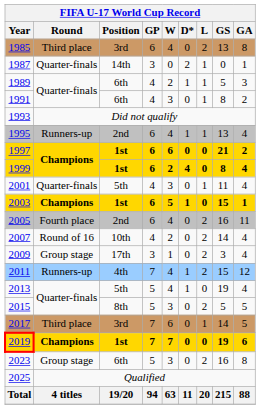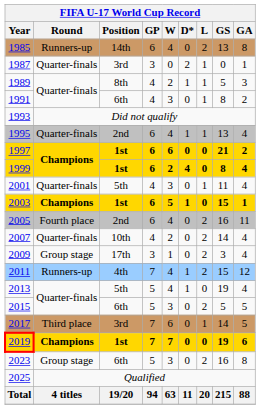(67, 47) Third place -> (67, 47) Runners-up
(121, 47) 3rd -> (121, 47) 14th
(121, 64) 14th -> (121, 64) 3rd
(121, 82) 6th -> (121, 82) 8th
(67, 133) Runners-up -> (67, 133) Quarter-finals
(67, 237) Round of 16 -> (67, 237) Quarter-finals
(121, 306) 8th -> (121, 306) 6th
